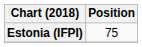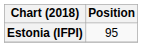(112, 32) 75 -> (112, 32) 95
